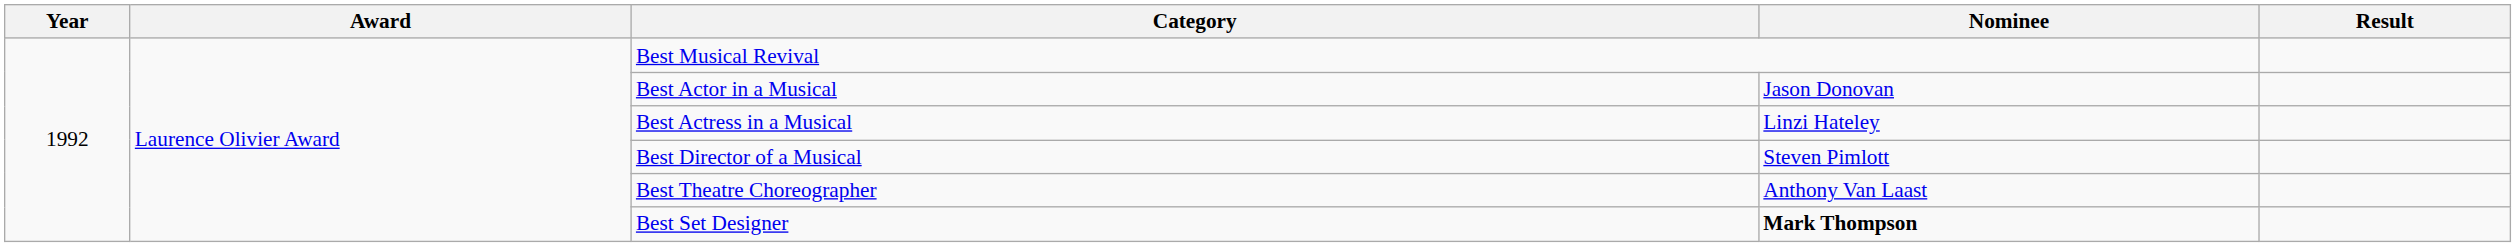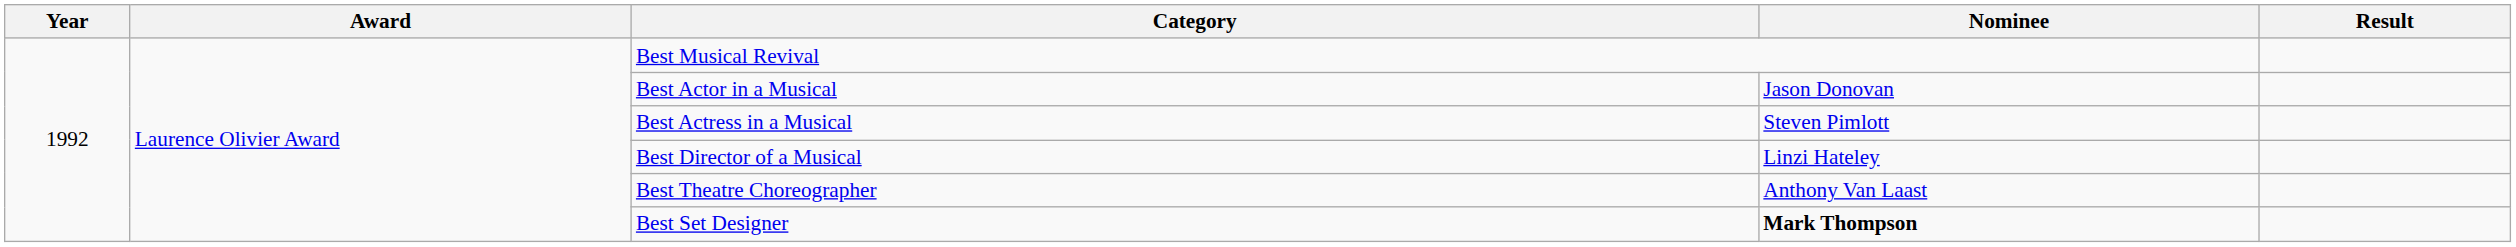(1822, 122) Linzi Hateley -> (1826, 122) Steven Pimlott
(1826, 156) Steven Pimlott -> (1822, 156) Linzi Hateley
